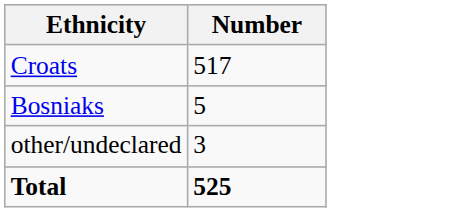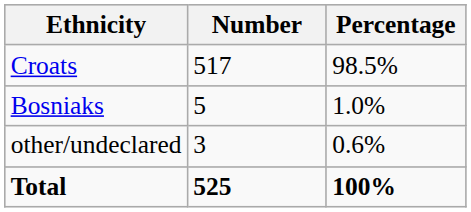+ column: (396, 24)
